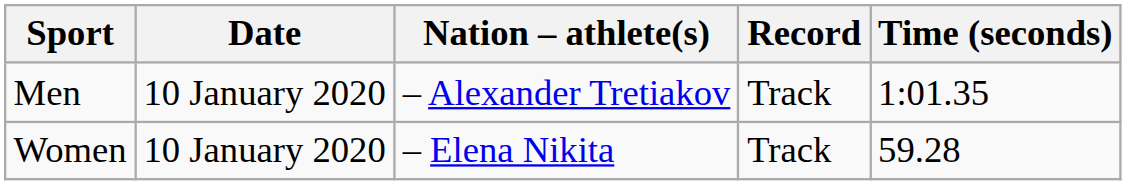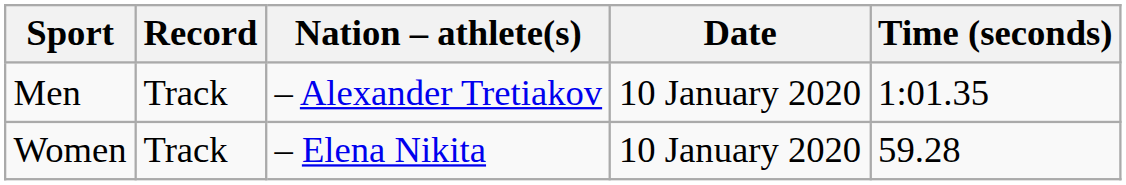columns swapped: (804, 33) <-> (265, 33)
